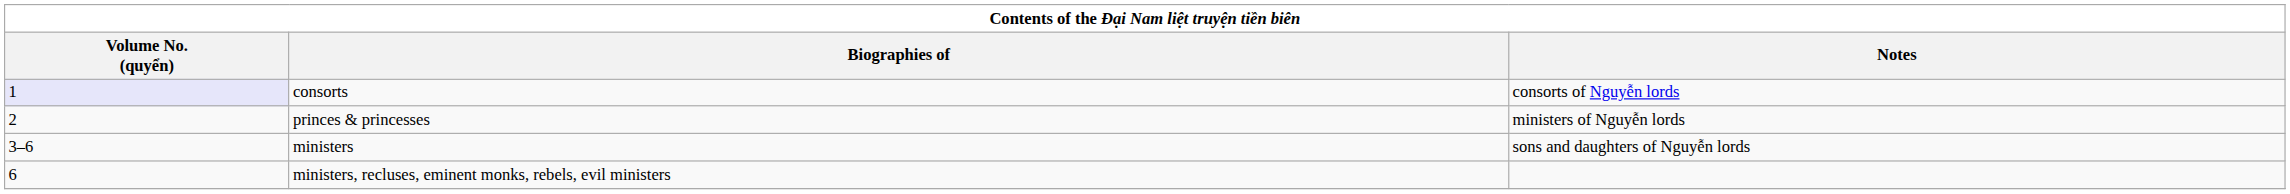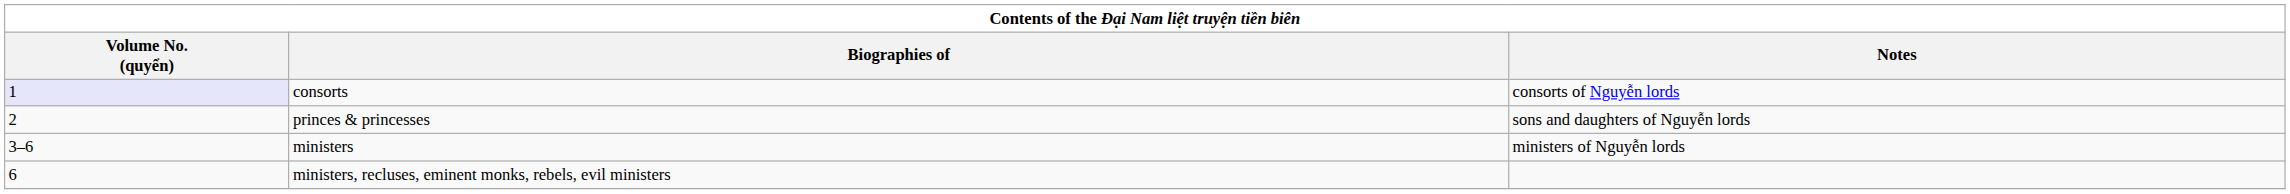(1599, 119) ministers of Nguyễn lords -> (1631, 119) sons and daughters of Nguyễn lords
(1631, 146) sons and daughters of Nguyễn lords -> (1599, 146) ministers of Nguyễn lords
